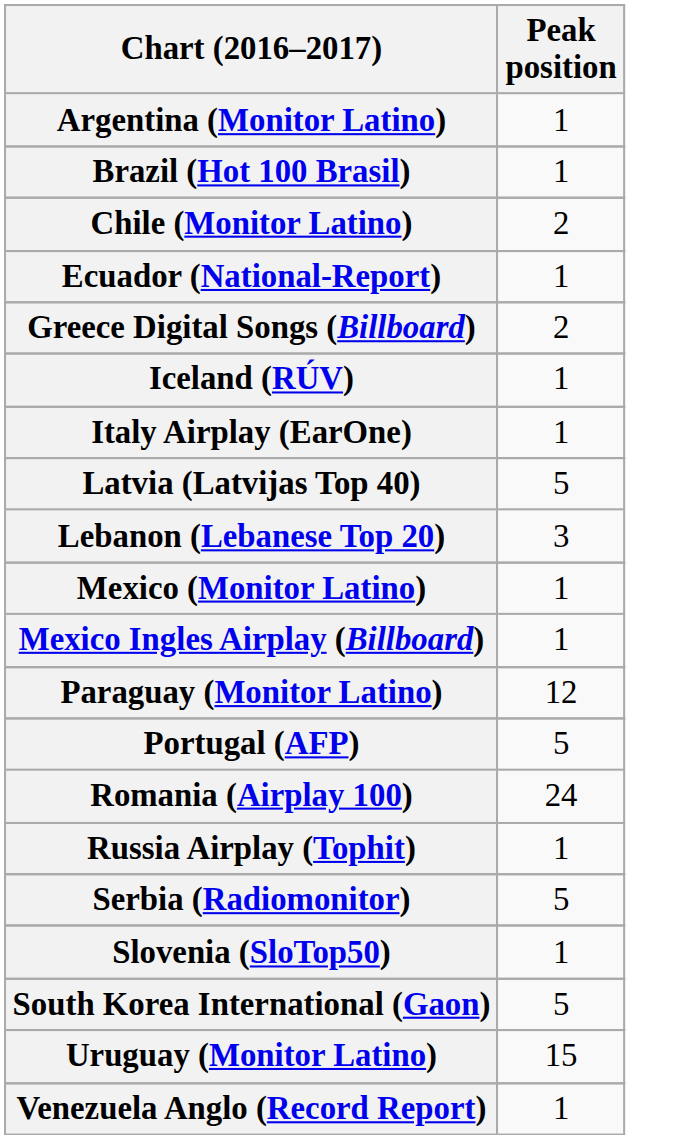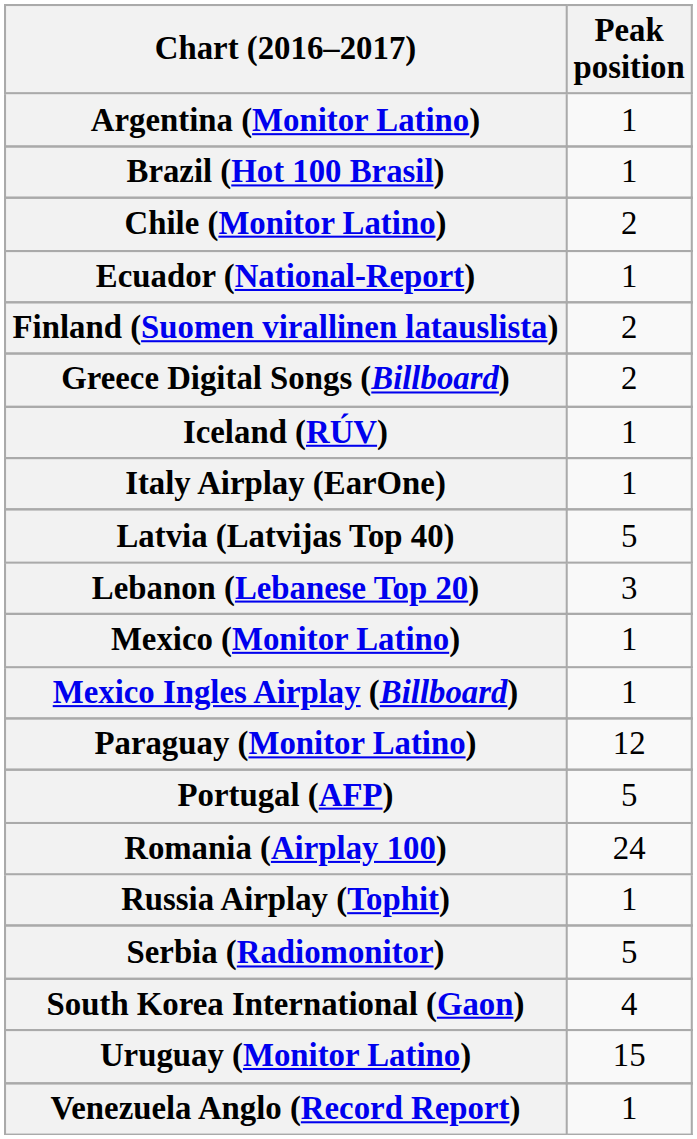+ row: (286, 327)
- row: (251, 951)
(561, 1003) 5 -> (629, 1003) 4
